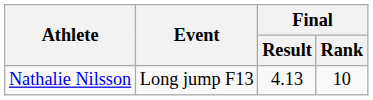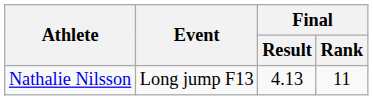(342, 80) 10 -> (342, 80) 11
